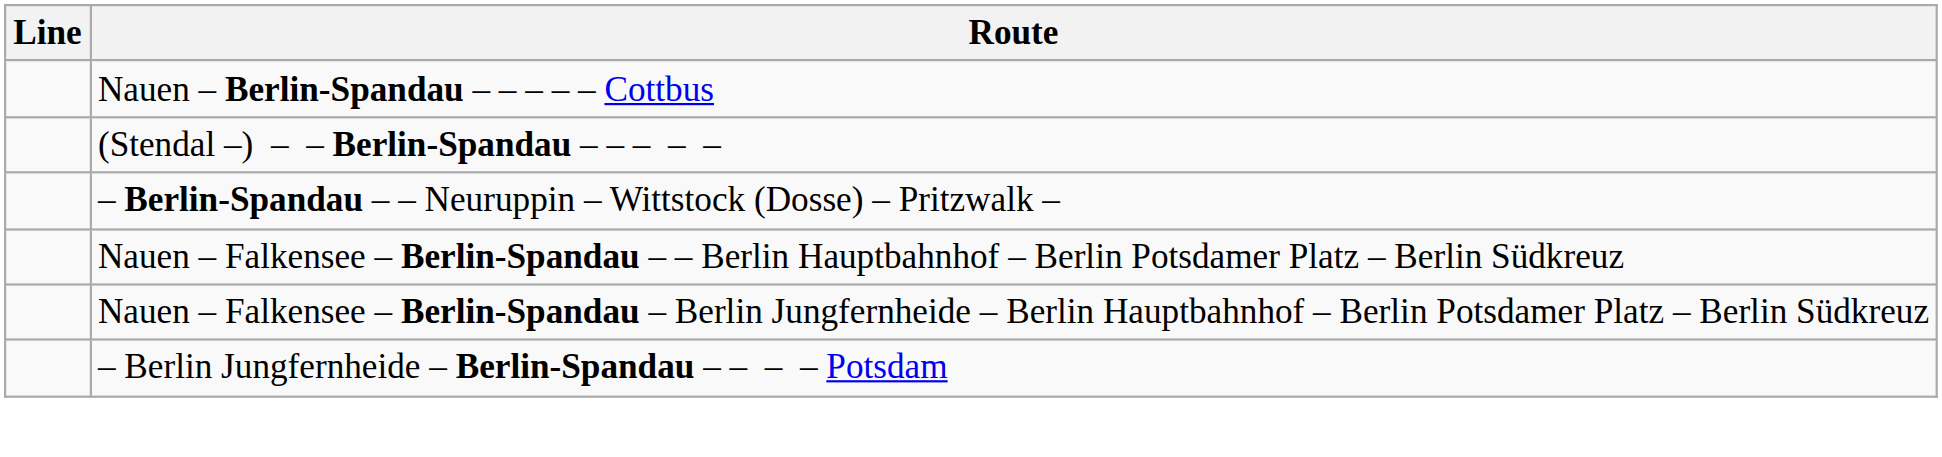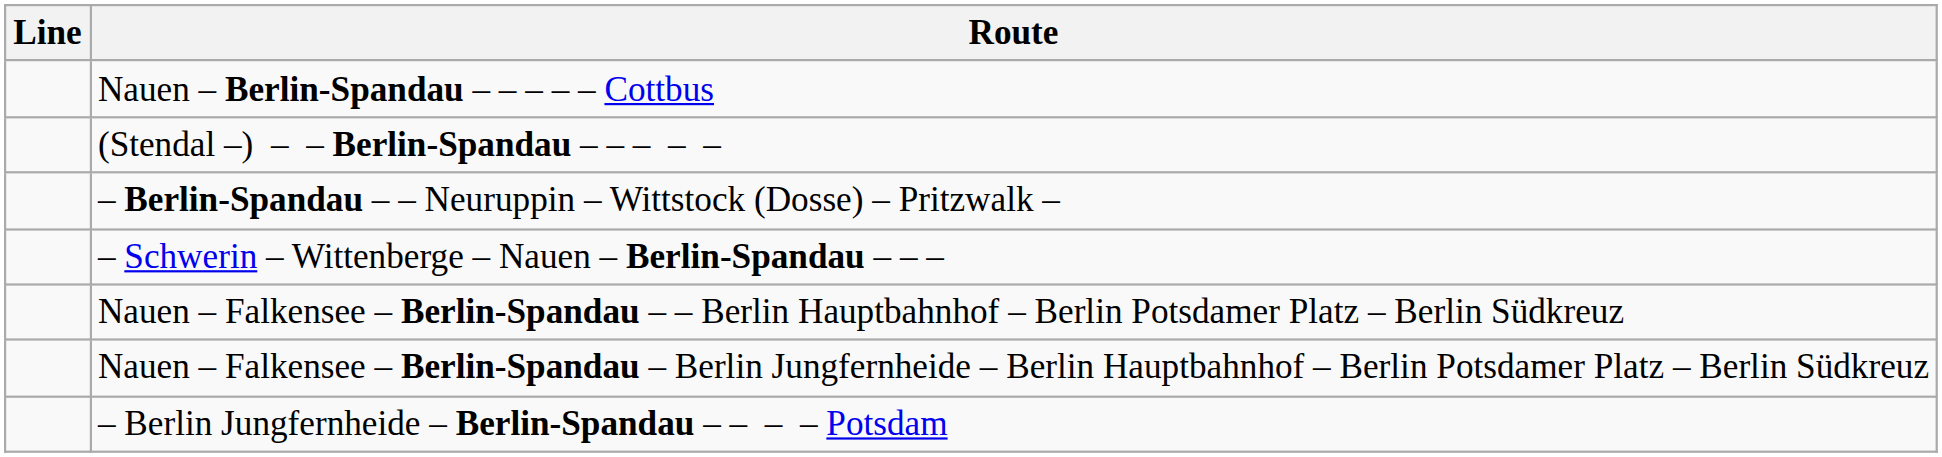+ row: (521, 255)
